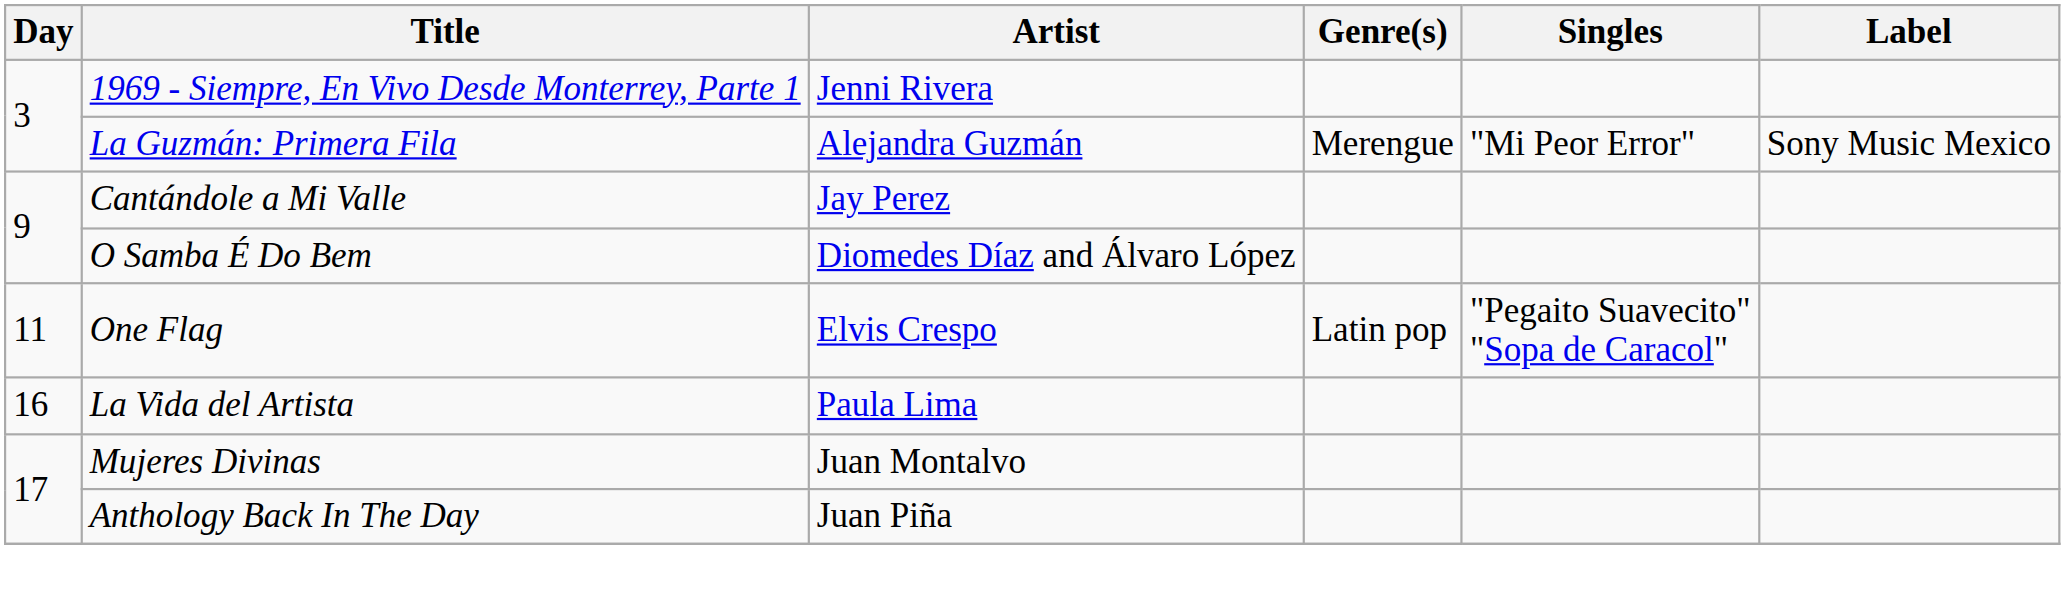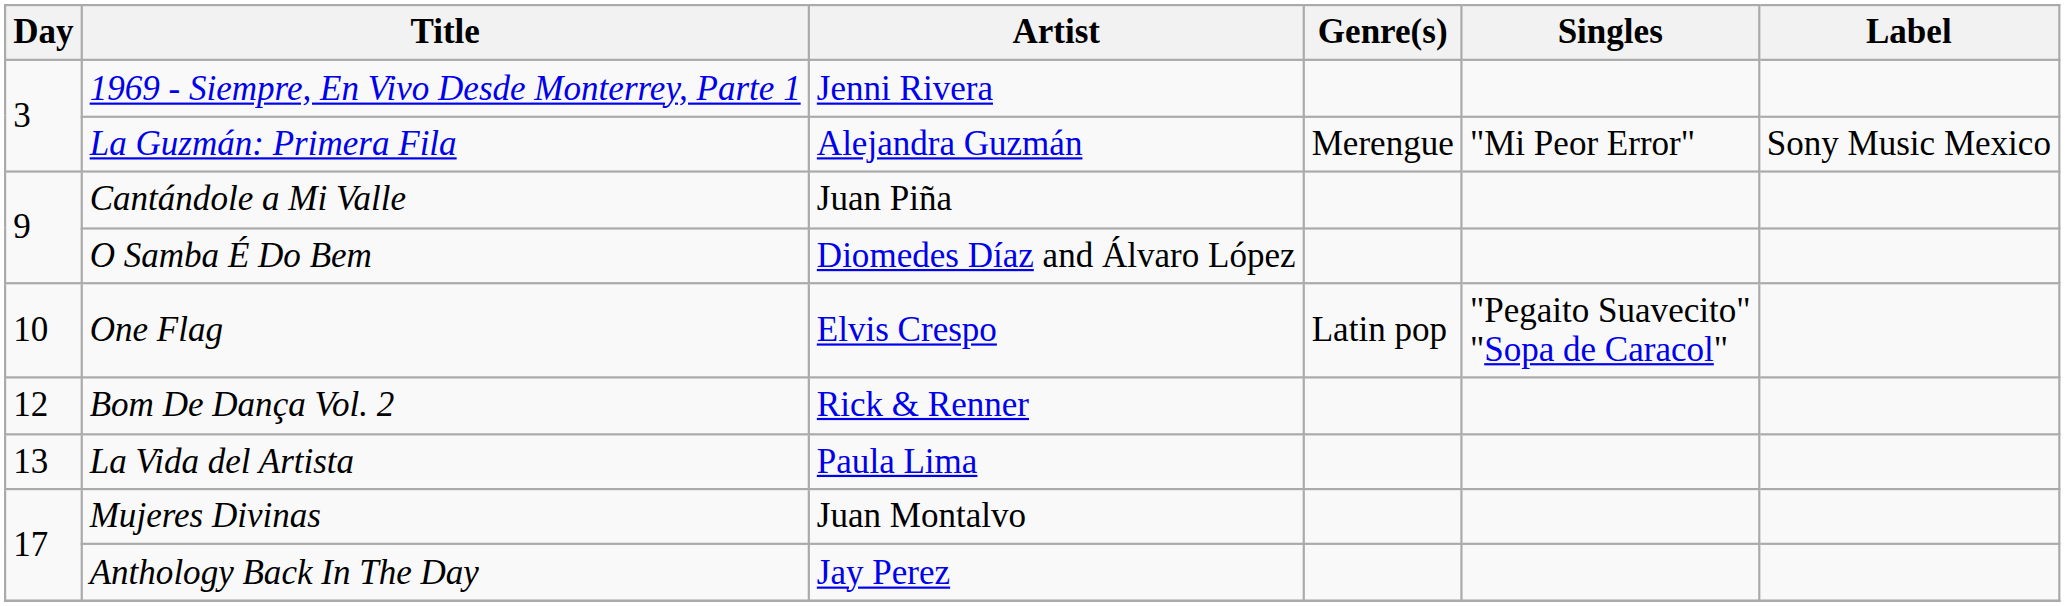(883, 198) Jay Perez -> (884, 198) Juan Piña
(30, 329) 11 -> (31, 329) 10
+ row: (242, 405)
(31, 405) 16 -> (31, 460) 13
(884, 516) Juan Piña -> (883, 571) Jay Perez
